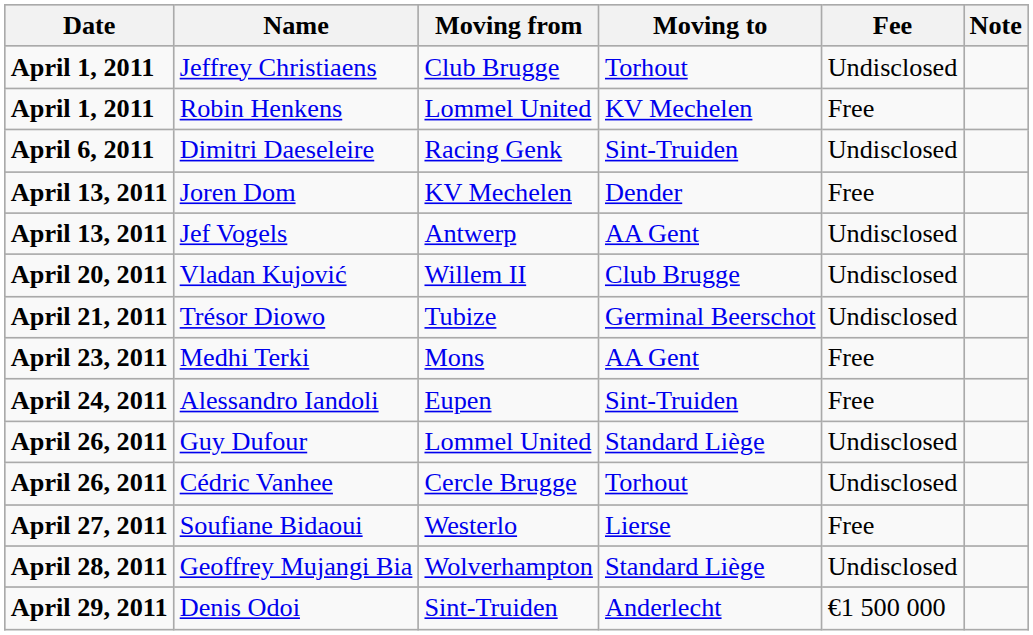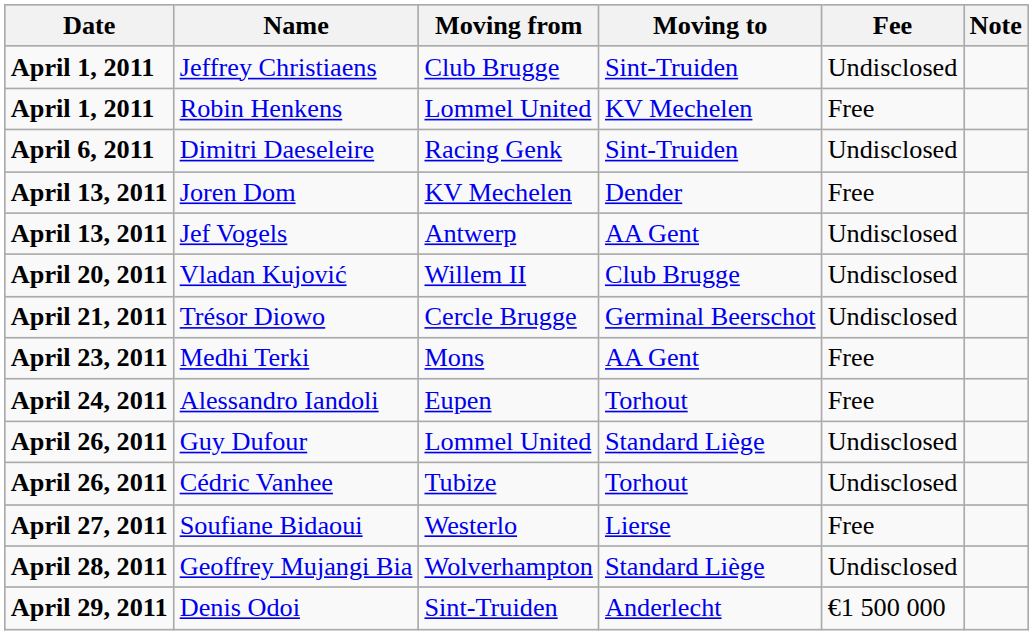(646, 66) Torhout -> (672, 66) Sint-Truiden
(460, 316) Tubize -> (501, 316) Cercle Brugge
(672, 399) Sint-Truiden -> (646, 399) Torhout
(501, 483) Cercle Brugge -> (460, 483) Tubize
